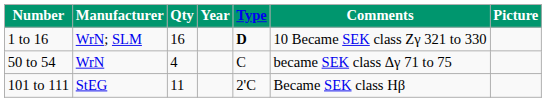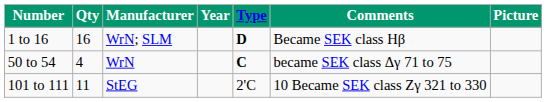columns swapped: (120, 16) <-> (182, 16)
(380, 39) 10 Became SEK class Zγ 321 to 330 -> (339, 39) Became SEK class Hβ
(241, 62) normal -> (242, 62) bold
(339, 85) Became SEK class Hβ -> (380, 85) 10 Became SEK class Zγ 321 to 330
